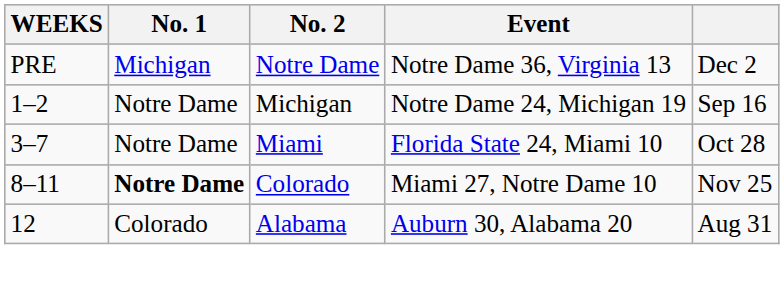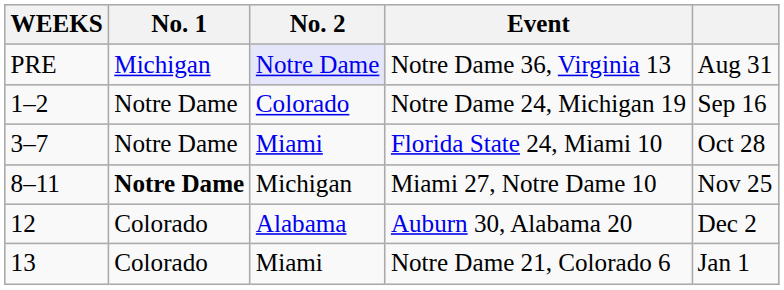(318, 64) no background -> (318, 64) lavender background
(727, 64) Dec 2 -> (735, 64) Aug 31
(304, 104) Michigan -> (303, 104) Colorado
(303, 183) Colorado -> (304, 183) Michigan
(735, 223) Aug 31 -> (727, 223) Dec 2
+ row: (531, 263)
